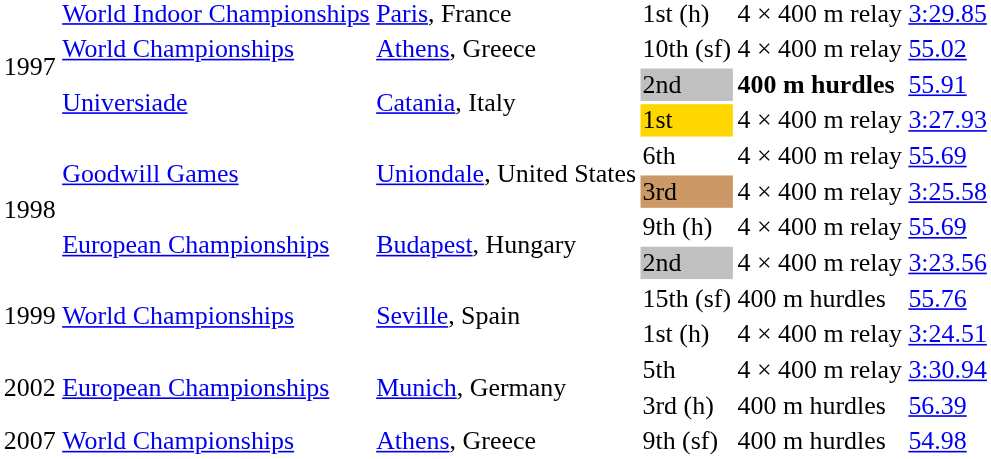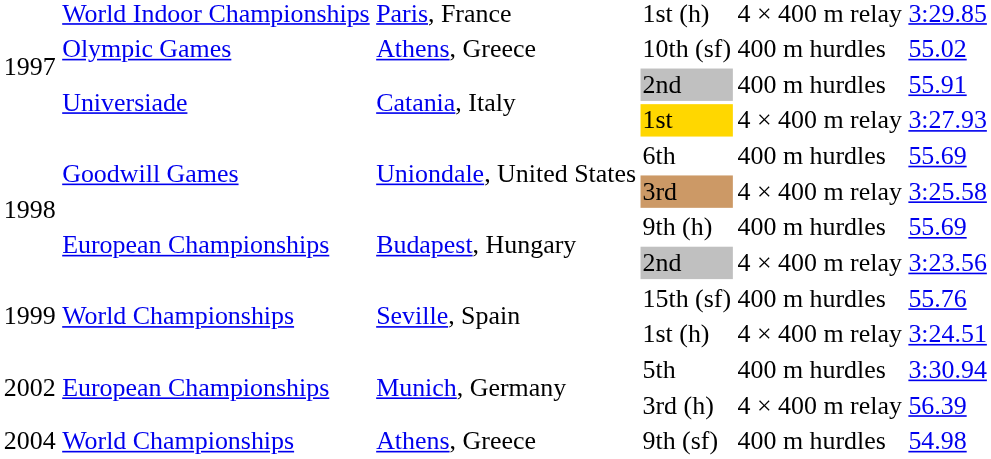(178, 48) World Championships -> (147, 48) Olympic Games
(820, 48) 4 × 400 m relay -> (812, 48) 400 m hurdles
(816, 84) bold -> (812, 84) normal
(820, 155) 4 × 400 m relay -> (812, 155) 400 m hurdles
(820, 226) 4 × 400 m relay -> (812, 226) 400 m hurdles
(820, 369) 4 × 400 m relay -> (812, 369) 400 m hurdles
(812, 405) 400 m hurdles -> (820, 405) 4 × 400 m relay
(30, 440) 2007 -> (30, 440) 2004
